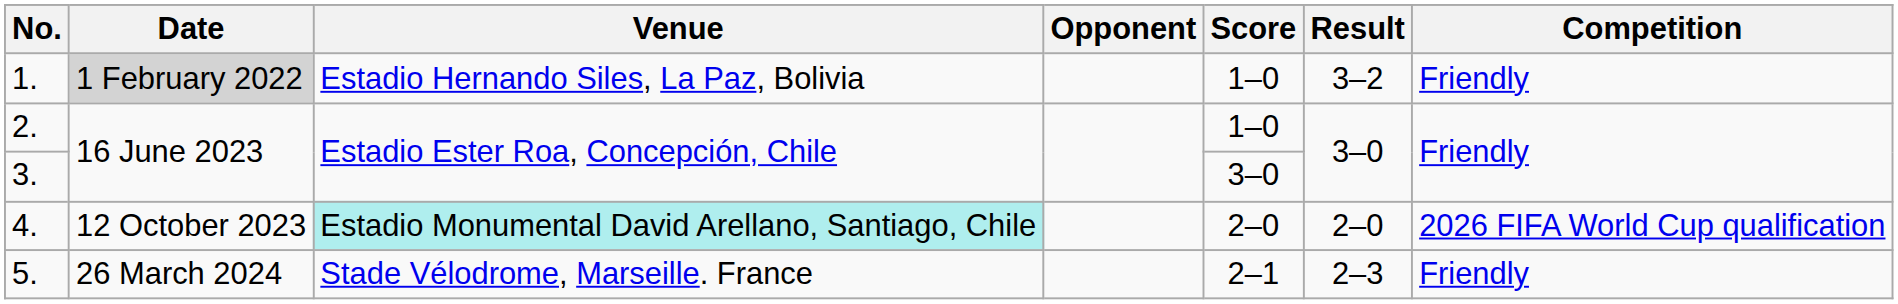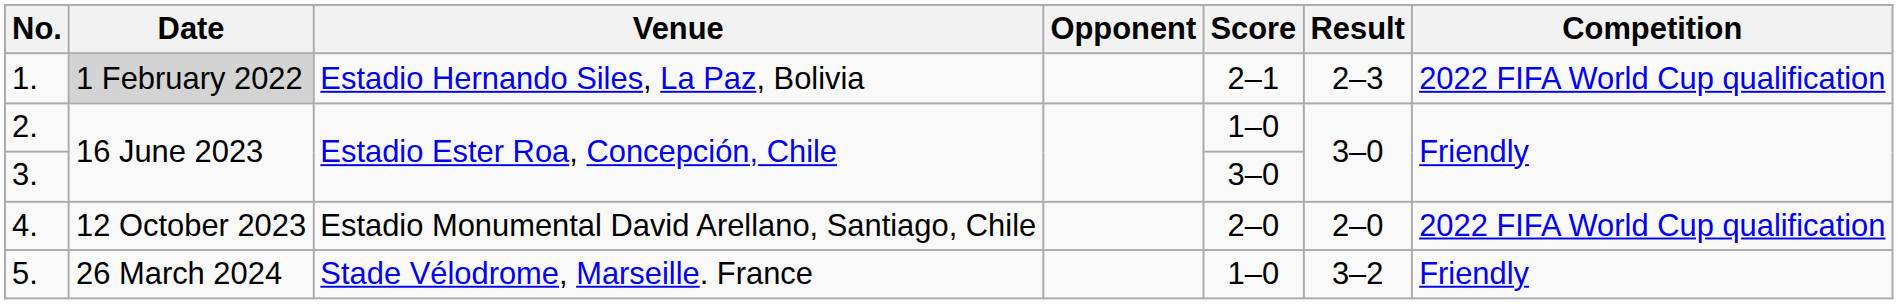(1253, 77) 1–0 -> (1253, 77) 2–1
(1358, 77) 3–2 -> (1358, 77) 2–3
(1474, 77) Friendly -> (1652, 77) 2022 FIFA World Cup qualification
(678, 224) paleturquoise background -> (678, 224) no background
(1652, 224) 2026 FIFA World Cup qualification -> (1652, 224) 2022 FIFA World Cup qualification
(1253, 273) 2–1 -> (1253, 273) 1–0
(1358, 273) 2–3 -> (1358, 273) 3–2
